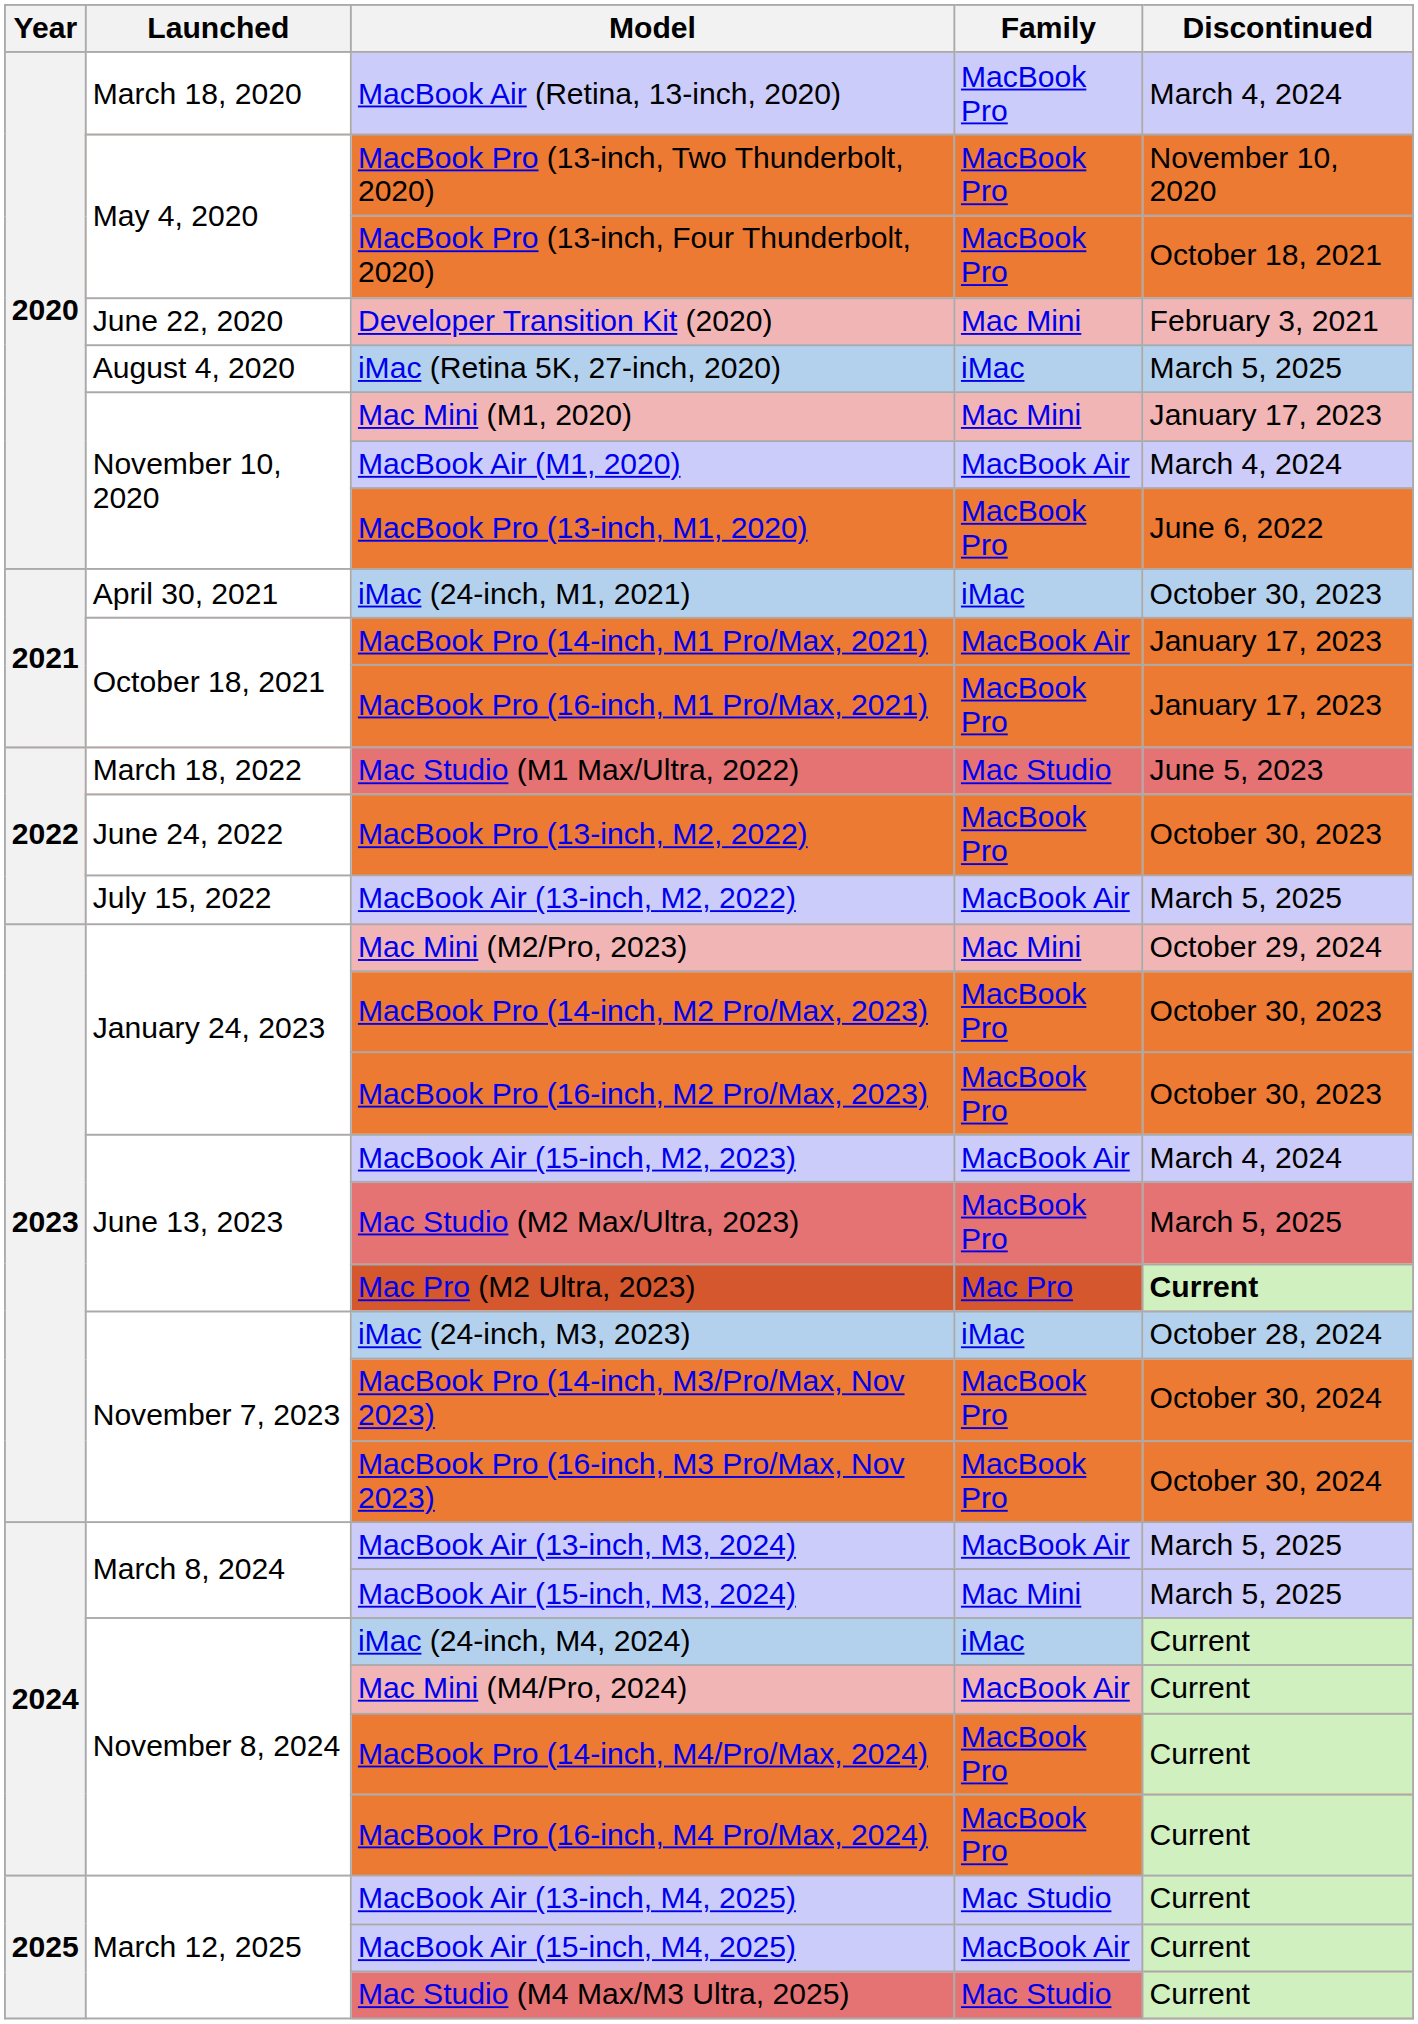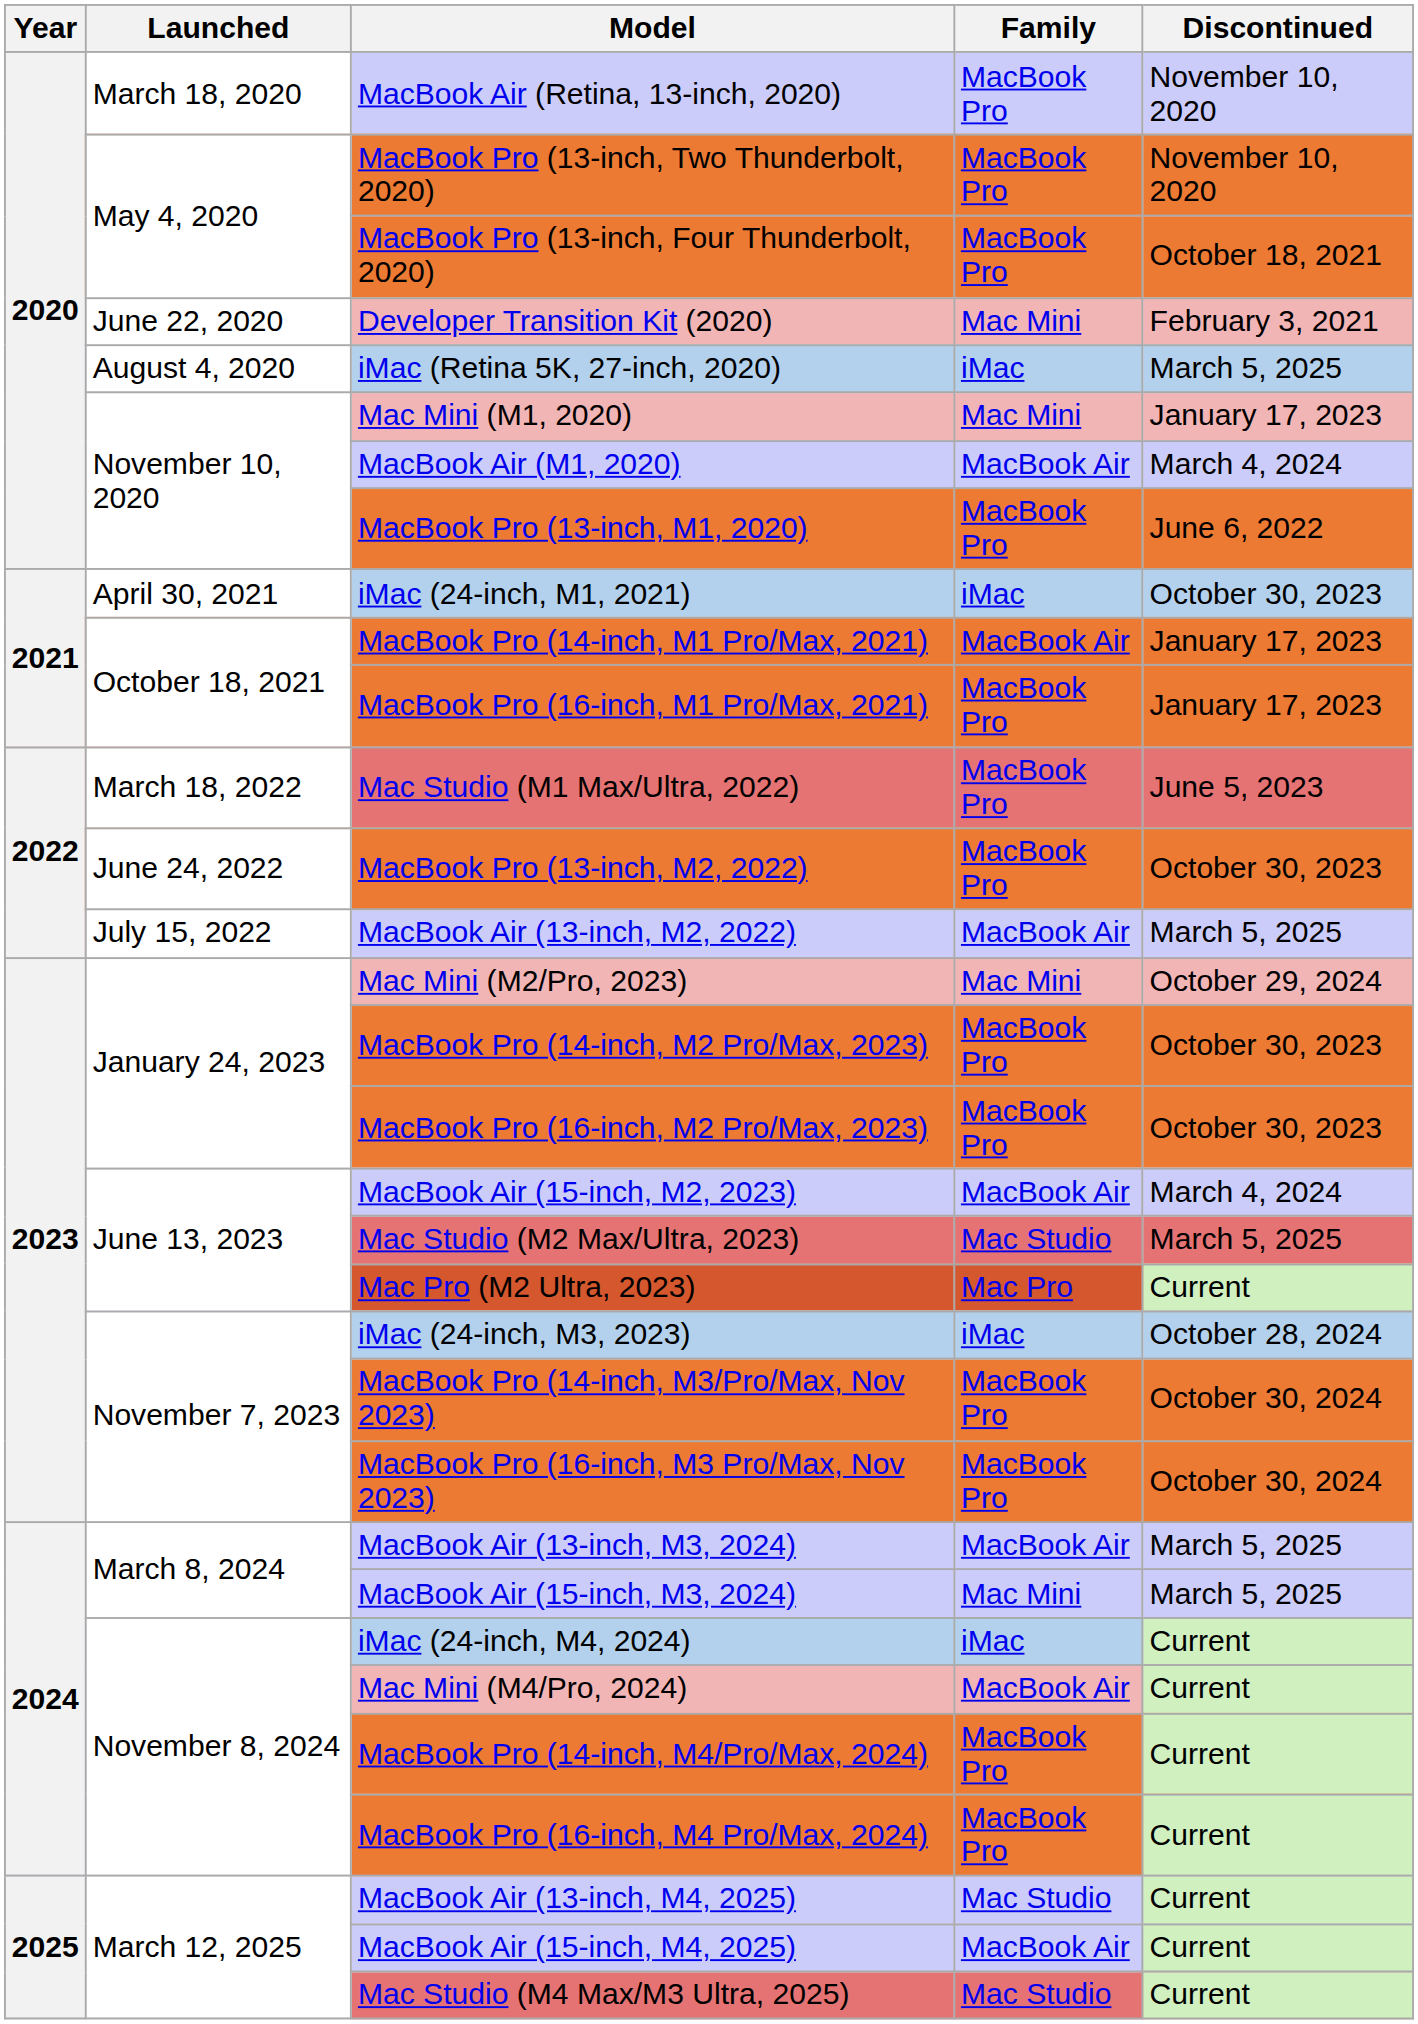(1246, 92) March 4, 2024 -> (1244, 92) November 10, 2020
(1036, 770) Mac Studio -> (1024, 786) MacBook Pro
(1024, 1222) MacBook Pro -> (1036, 1239) Mac Studio
(1204, 1287) bold -> (1200, 1287) normal
